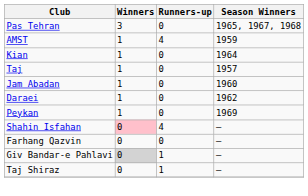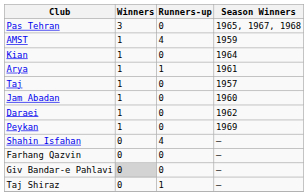+ row: (17, 69)
(120, 127) pink background -> (120, 141) no background
(161, 156) 1 -> (161, 170) 0
